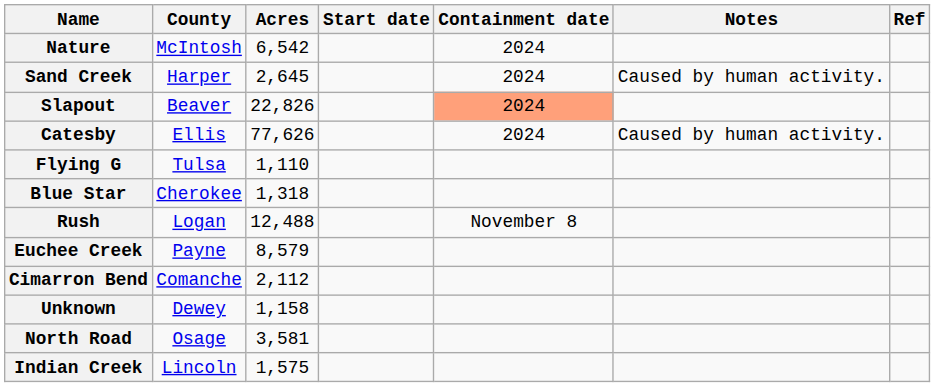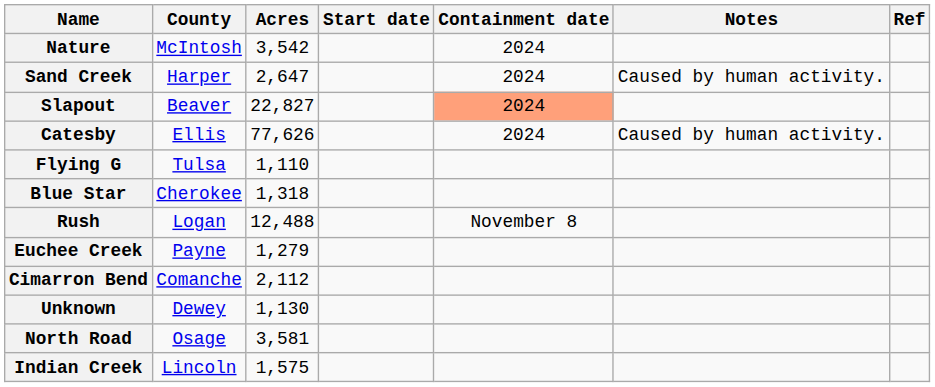(282, 48) 6,542 -> (282, 48) 3,542
(282, 77) 2,645 -> (282, 77) 2,647
(282, 106) 22,826 -> (282, 106) 22,827
(282, 251) 8,579 -> (282, 251) 1,279
(282, 309) 1,158 -> (282, 309) 1,130
